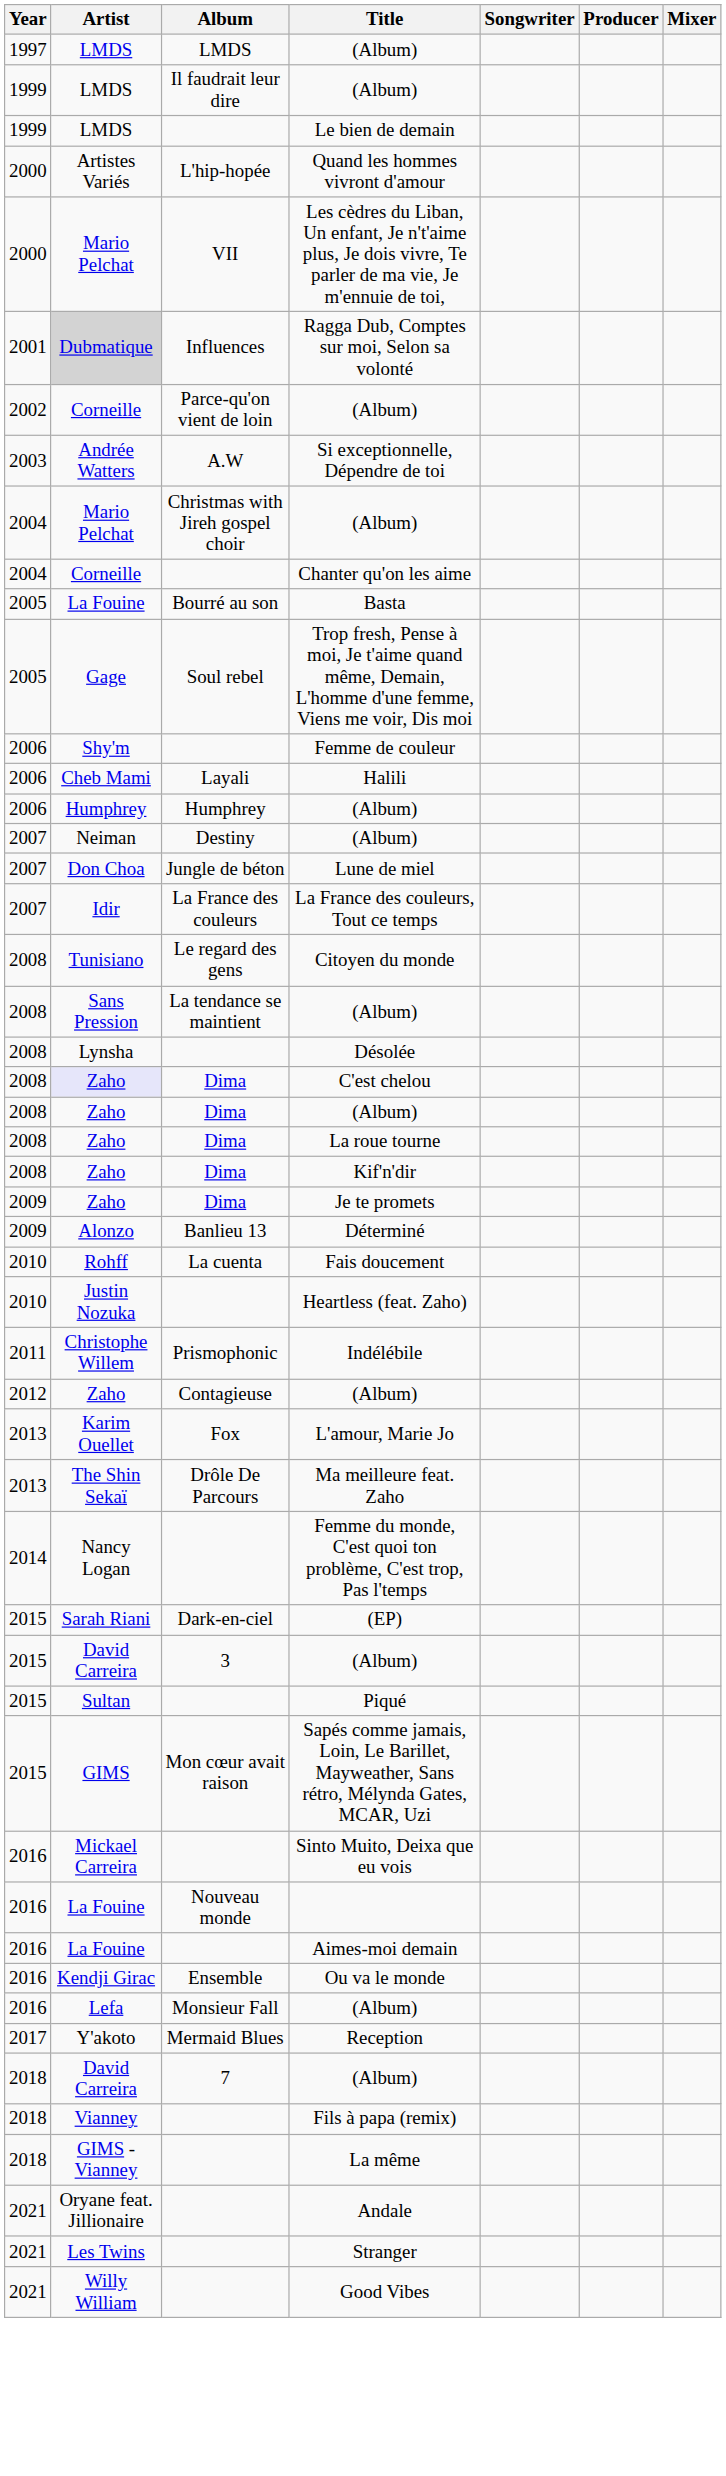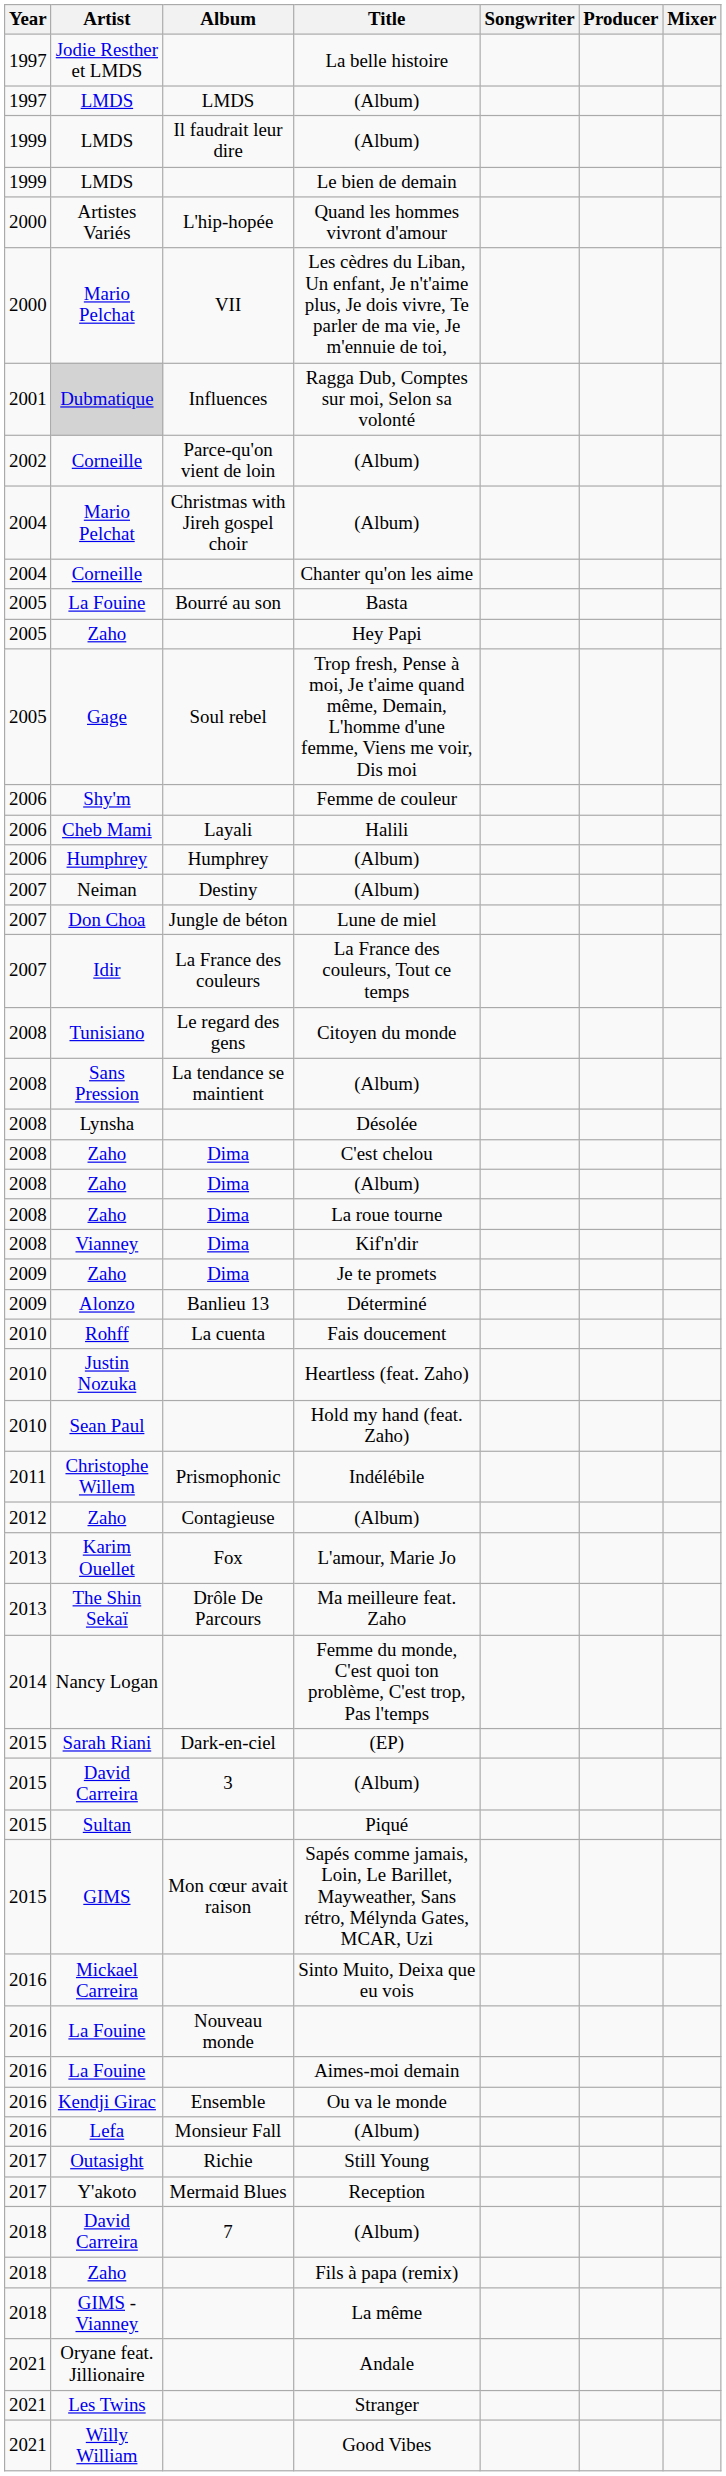+ row: (228, 60)
- row: (225, 460)
+ row: (228, 634)
(106, 1081) lavender background -> (107, 1154) no background
(106, 1171) Zaho -> (107, 1244) Vianney
+ row: (228, 1426)
+ row: (228, 2161)
(106, 2118) Vianney -> (107, 2272) Zaho
